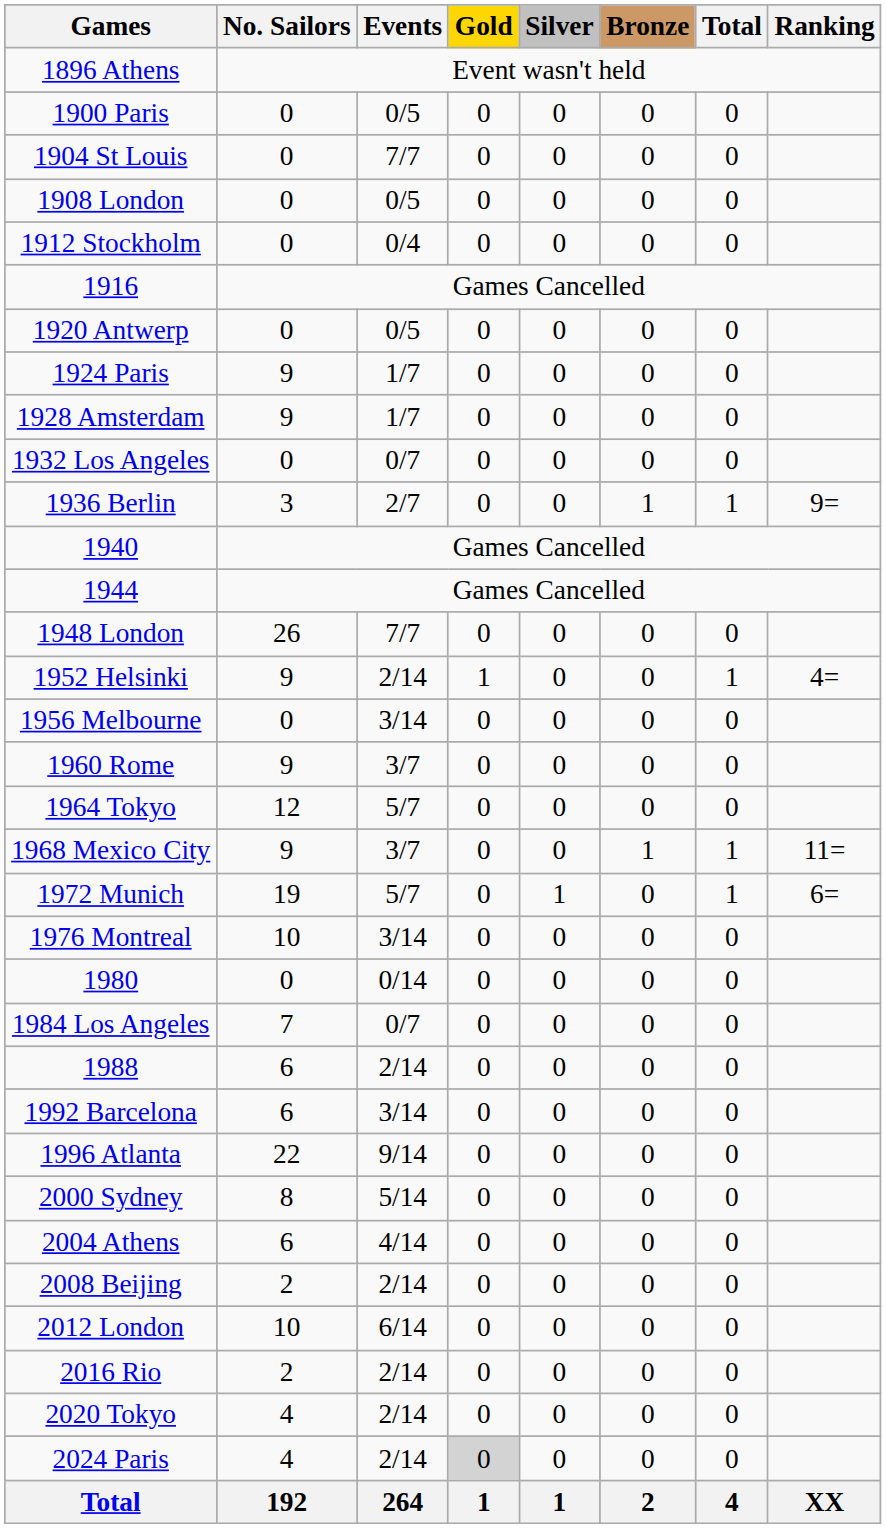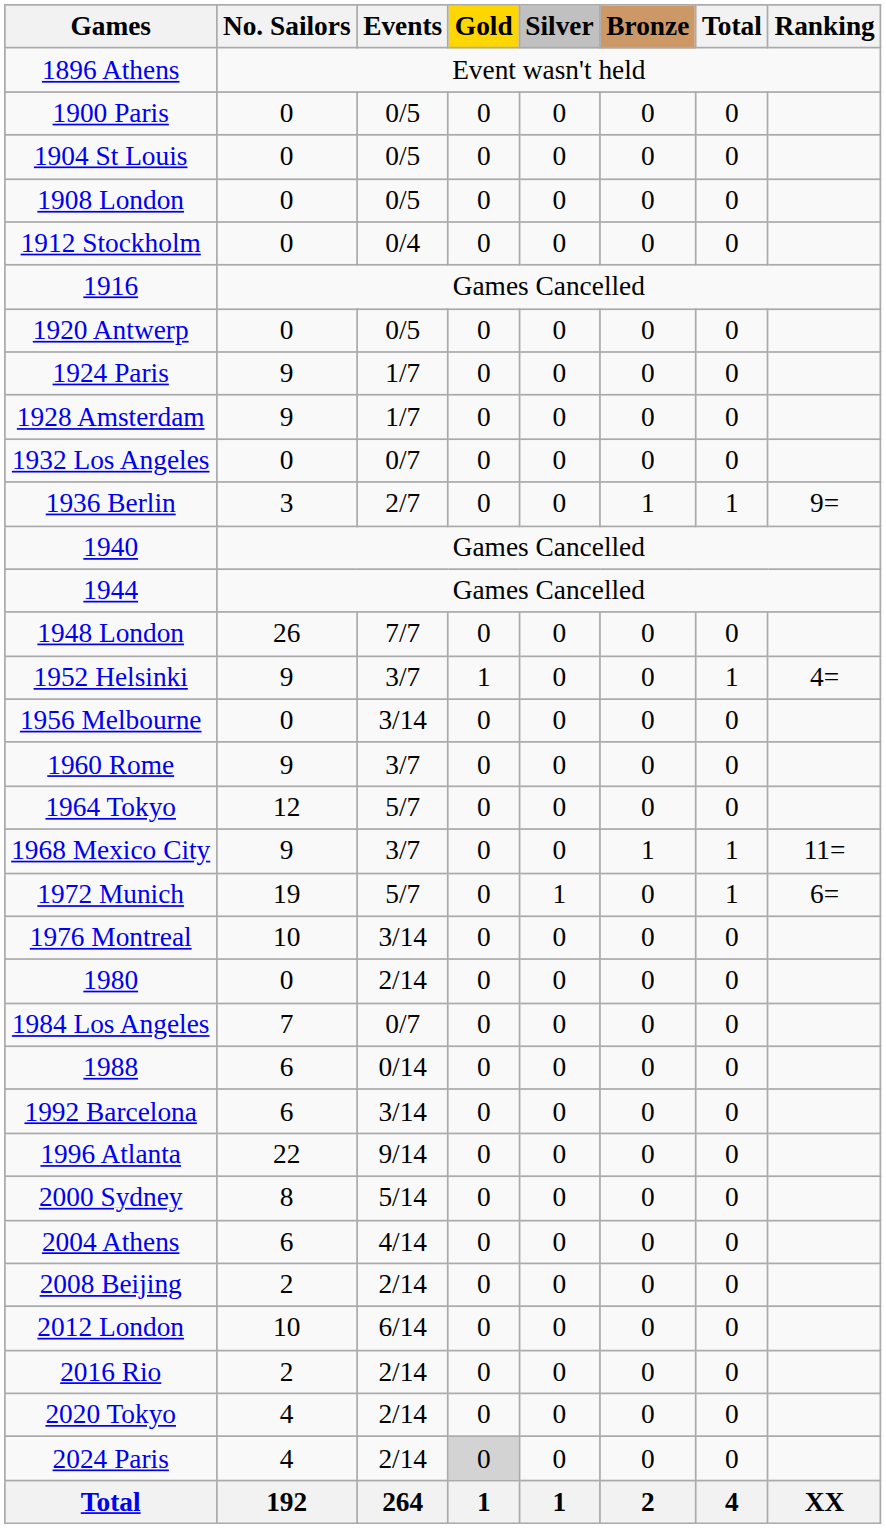(403, 156) 7/7 -> (403, 156) 0/5
(403, 677) 2/14 -> (403, 677) 3/7
(403, 980) 0/14 -> (403, 980) 2/14
(403, 1067) 2/14 -> (403, 1067) 0/14
